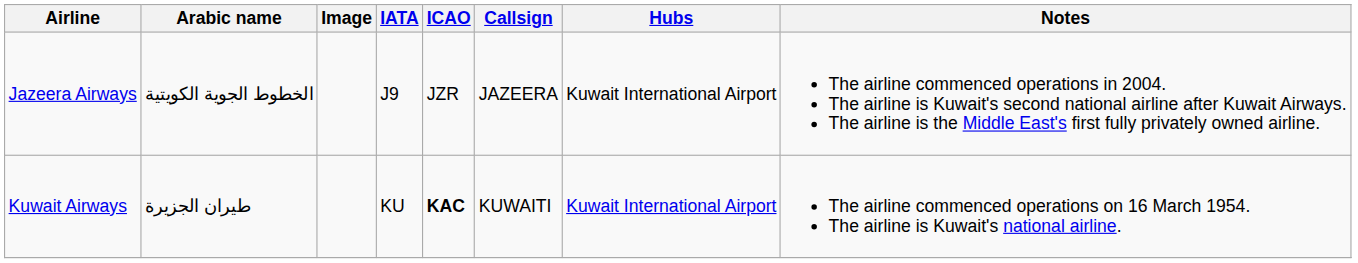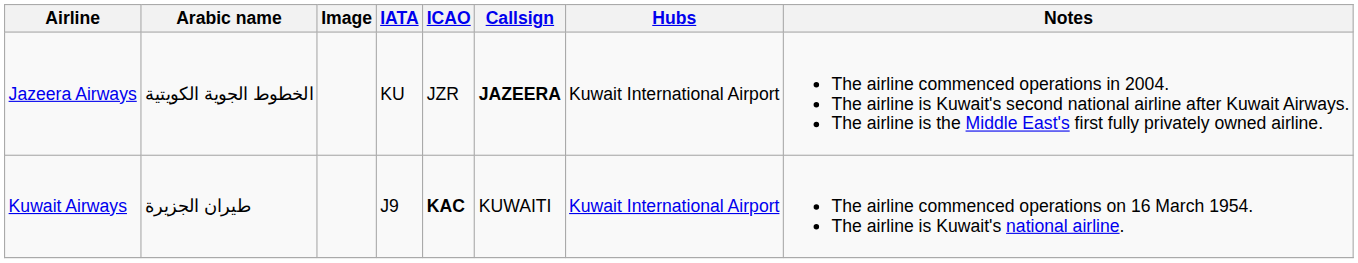(389, 93) J9 -> (392, 93) KU
(518, 93) normal -> (520, 93) bold
(392, 206) KU -> (389, 206) J9
